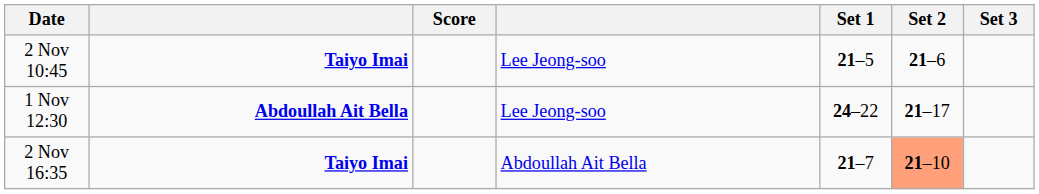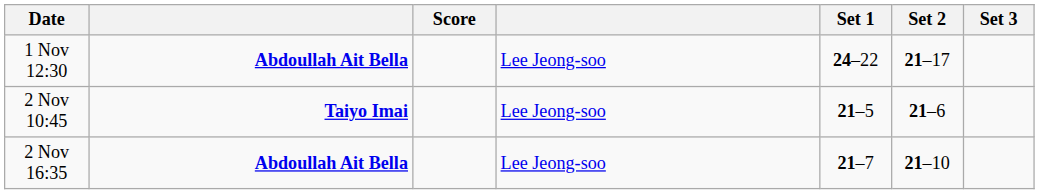rows swapped: (47, 111) <-> (47, 60)
(366, 163) Taiyo Imai -> (331, 163) Abdoullah Ait Bella
(574, 163) Abdoullah Ait Bella -> (553, 163) Lee Jeong-soo
(927, 163) lightsalmon background -> (927, 163) no background
